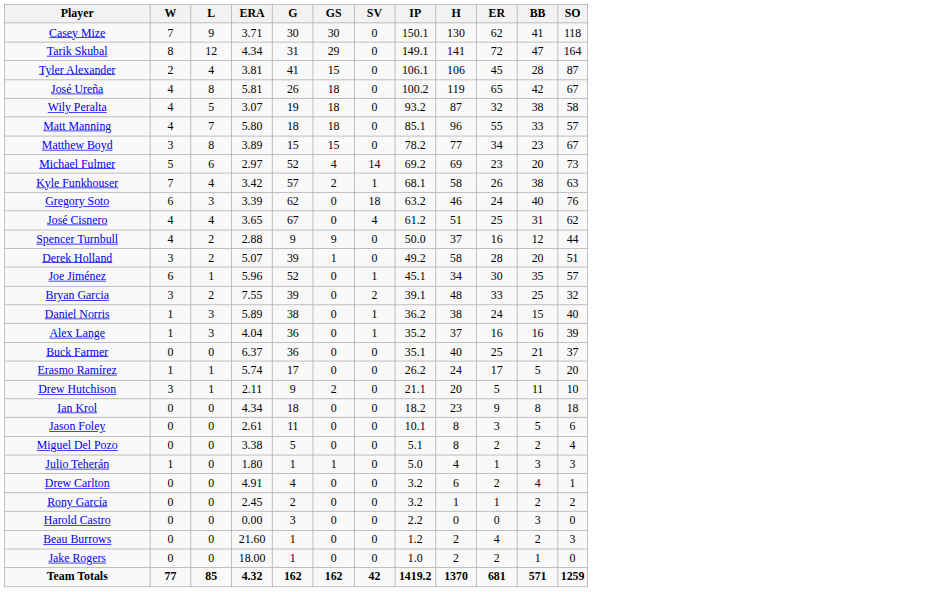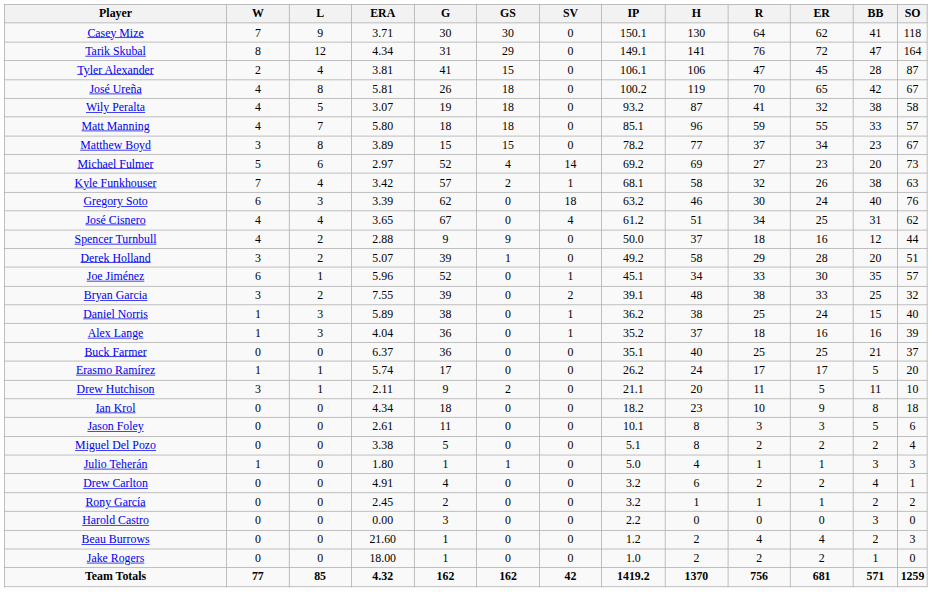+ column: (759, 13)
